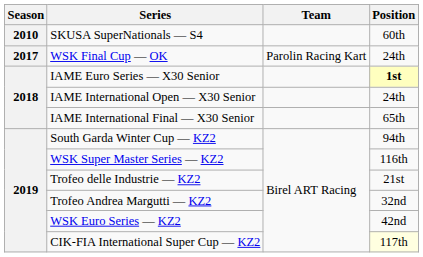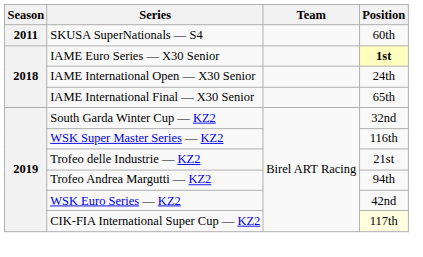(26, 35) 2010 -> (26, 35) 2011
- row: (109, 55)
(394, 138) 94th -> (384, 117) 32nd
(394, 200) 32nd -> (384, 179) 94th
